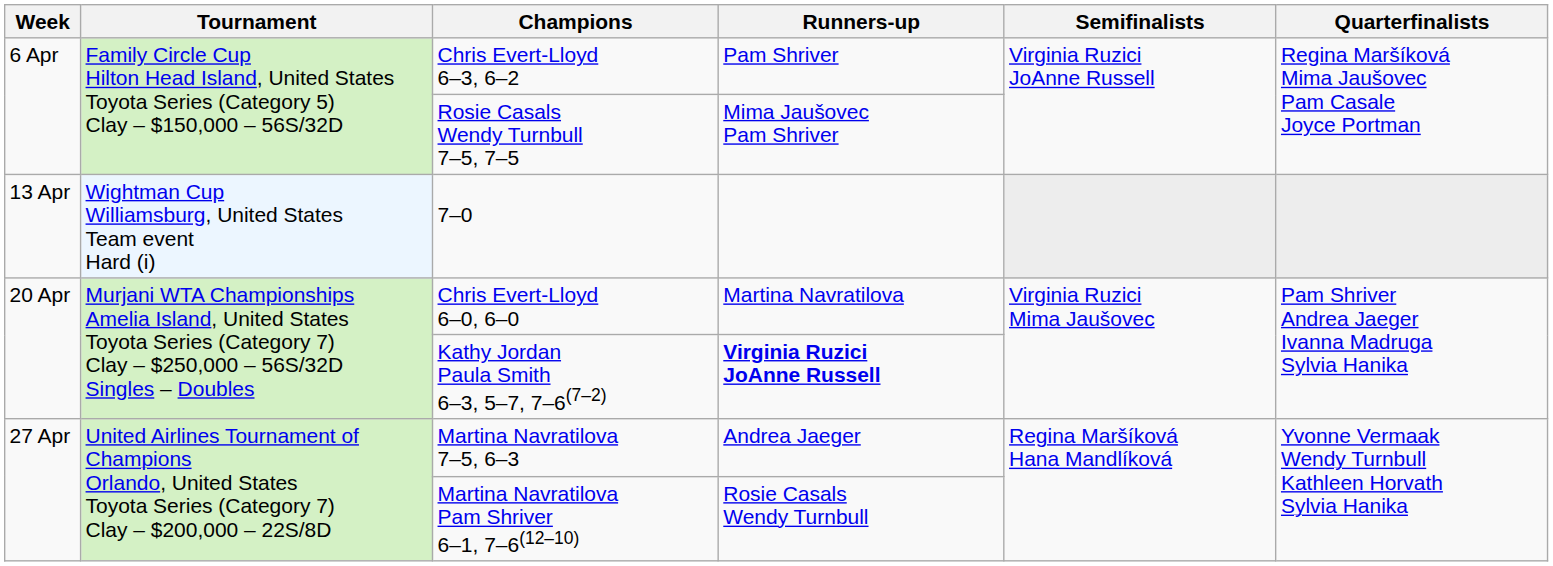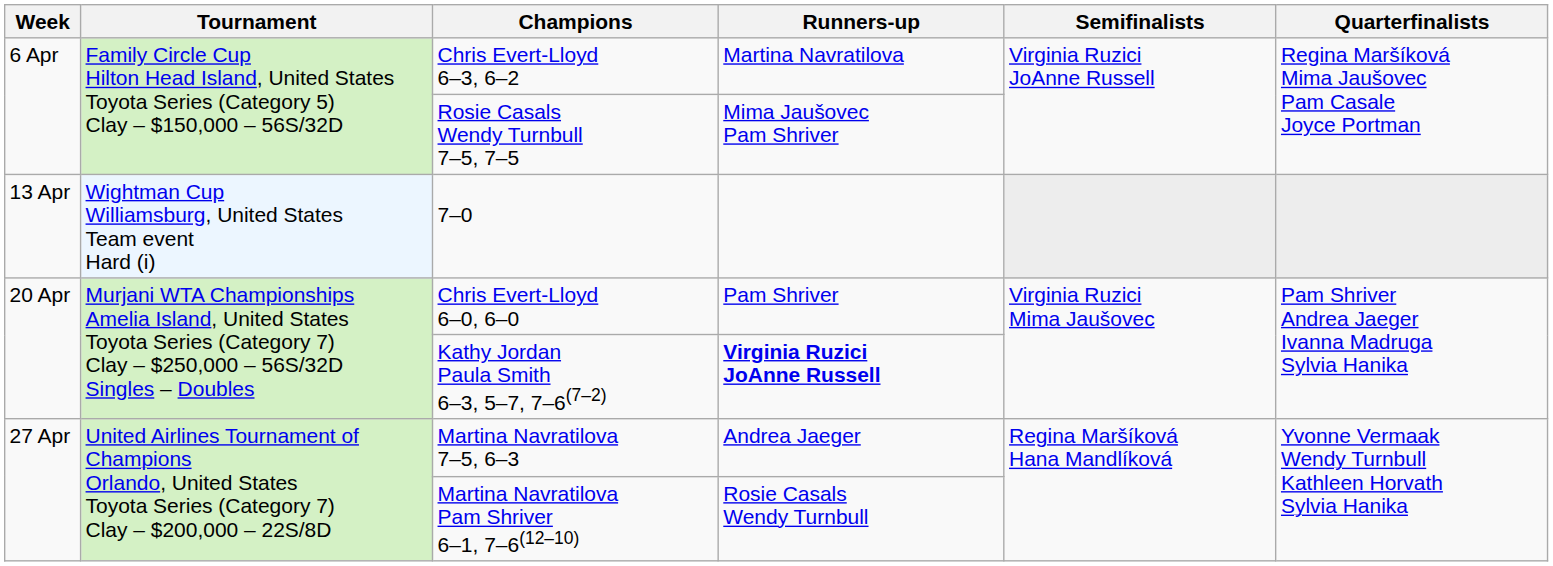(781, 55) Pam Shriver -> (814, 55) Martina Navratilova
(814, 295) Martina Navratilova -> (781, 295) Pam Shriver
